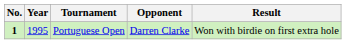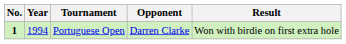(38, 30) 1995 -> (38, 30) 1994
